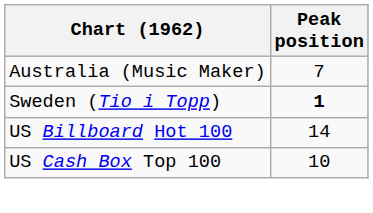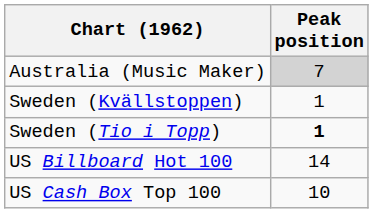(319, 72) no background -> (319, 72) lightgrey background
+ row: (126, 102)
